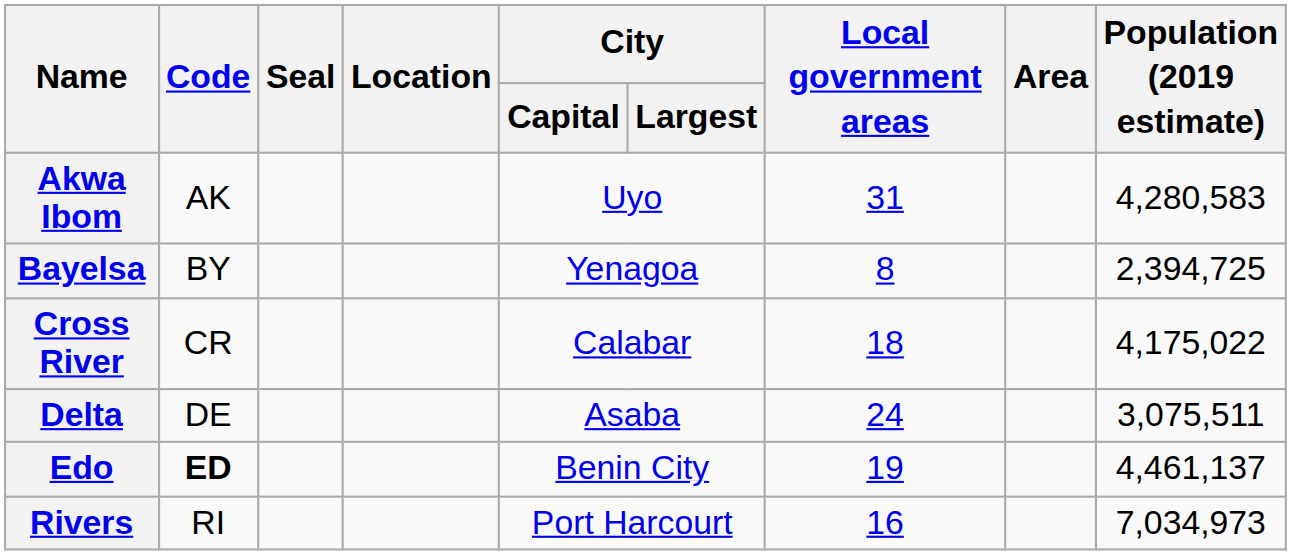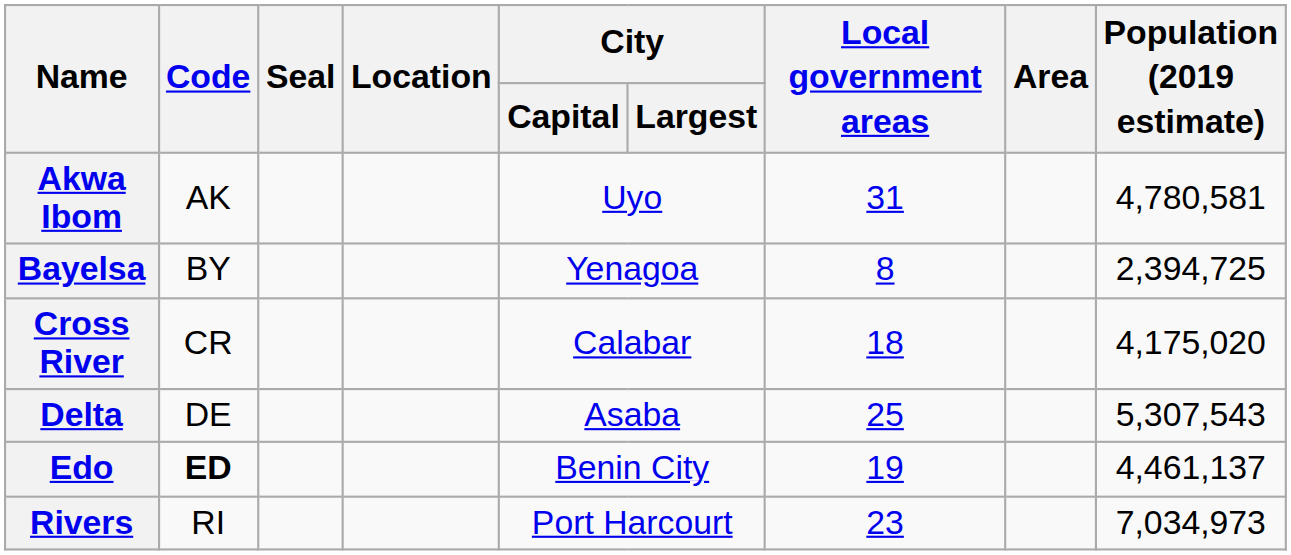(1191, 197) 4,280,583 -> (1191, 197) 4,780,581
(1191, 342) 4,175,022 -> (1191, 342) 4,175,020
(885, 415) 24 -> (885, 415) 25
(1191, 415) 3,075,511 -> (1191, 415) 5,307,543
(885, 522) 16 -> (885, 522) 23
